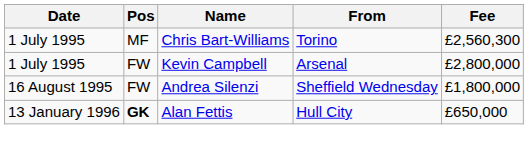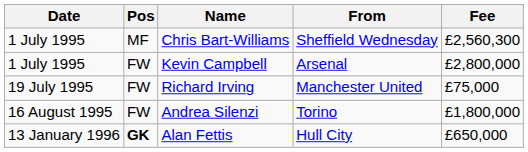(317, 40) Torino -> (367, 40) Sheffield Wednesday
+ row: (208, 87)
(367, 87) Sheffield Wednesday -> (317, 111) Torino
